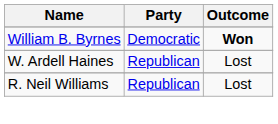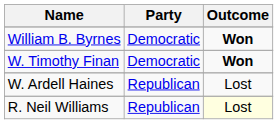+ row: (63, 61)
(238, 84) no background -> (238, 107) lightyellow background
